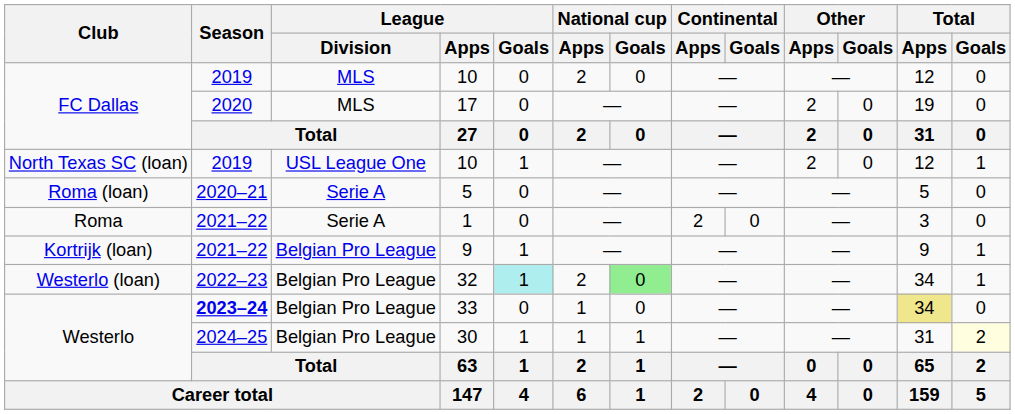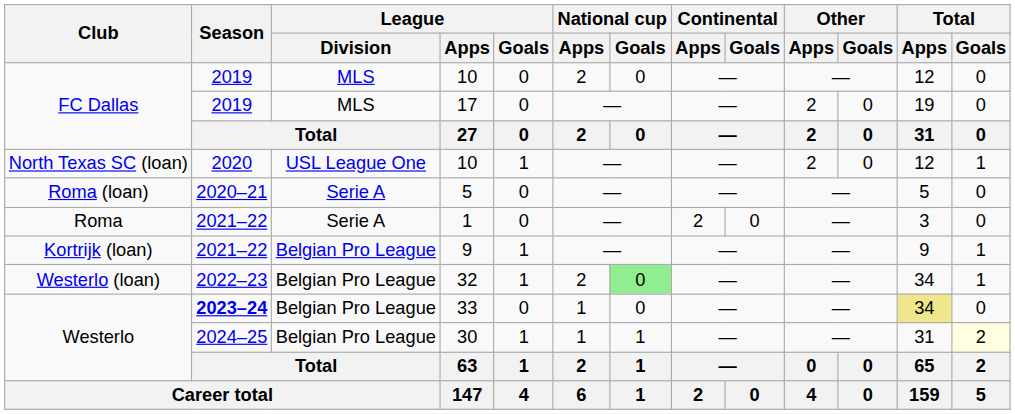(232, 105) 2020 -> (232, 105) 2019
(232, 163) 2019 -> (232, 163) 2020
(524, 279) paleturquoise background -> (524, 279) no background
